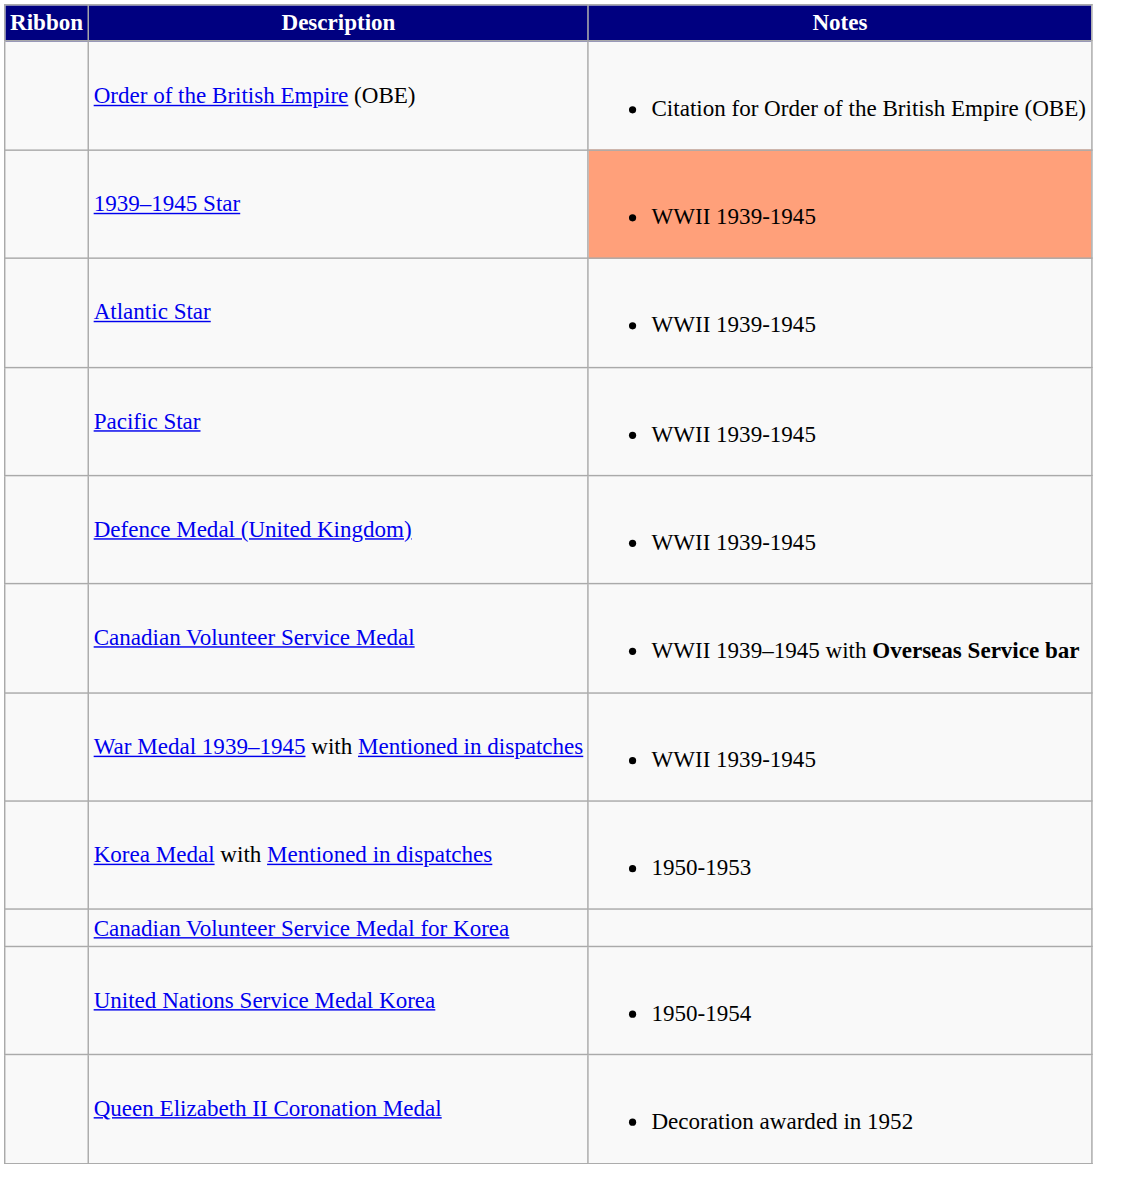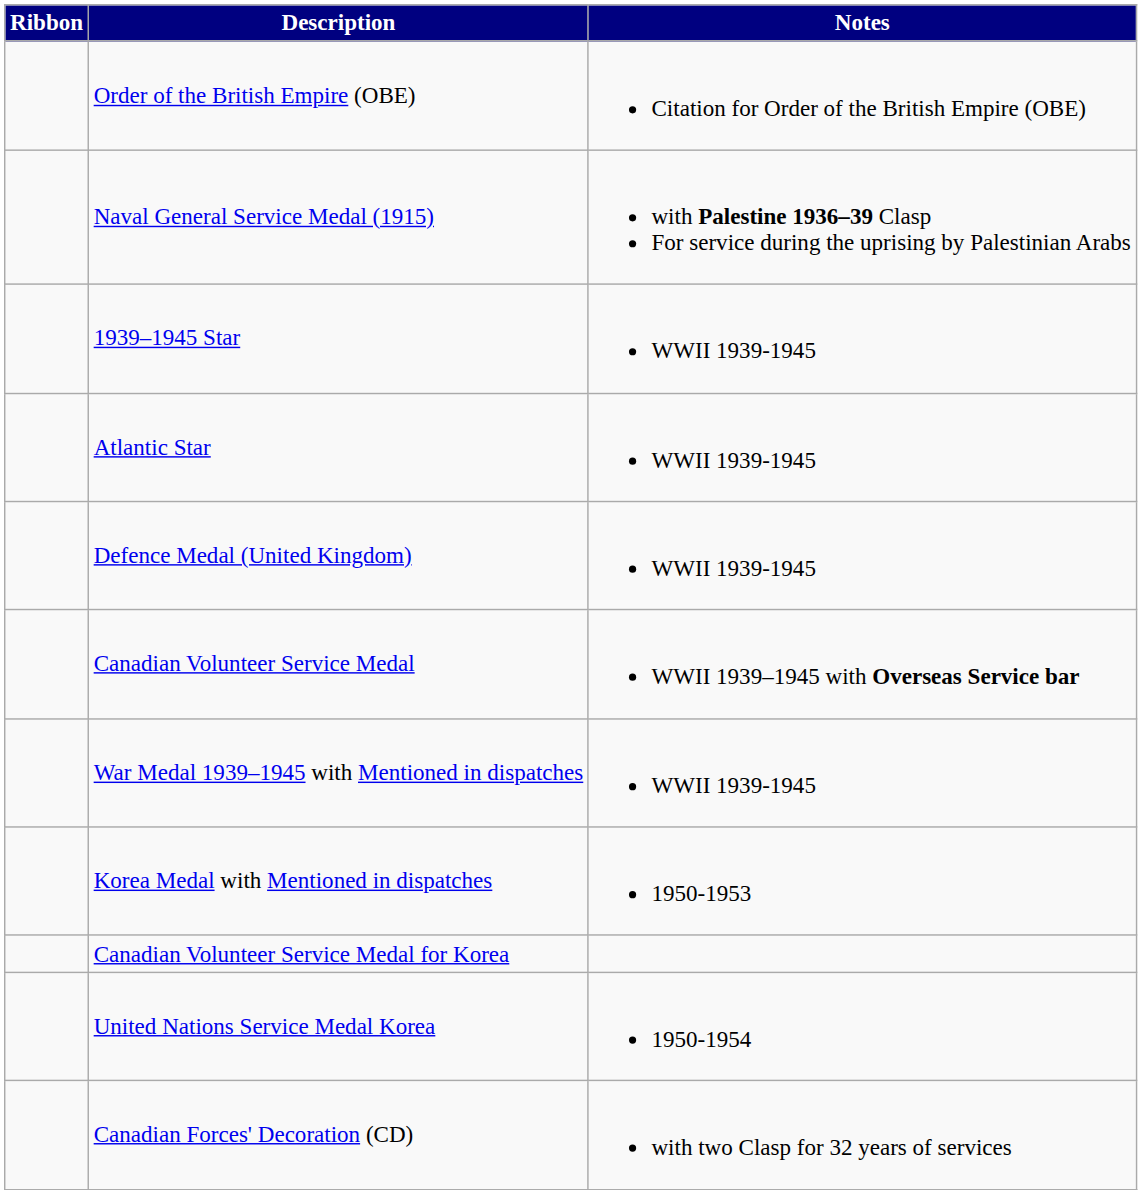+ row: (264, 216)
(840, 217) lightsalmon background -> (862, 351) no background
- row: (147, 420)
- row: (268, 1108)
+ row: (253, 1134)
